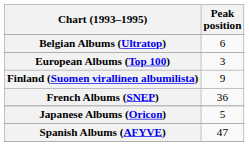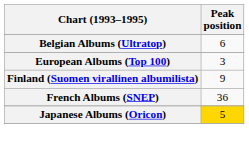(222, 114) no background -> (222, 114) gold background
- row: (103, 132)
